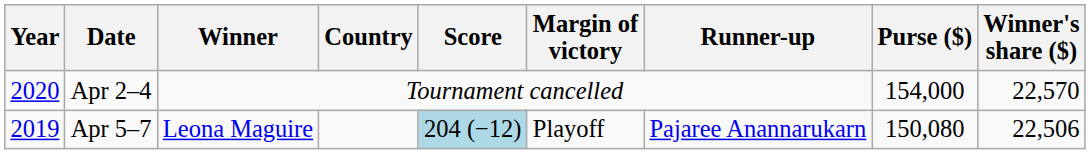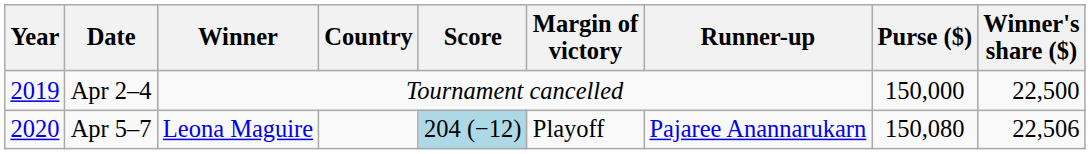(35, 90) 2020 -> (35, 90) 2019
(925, 90) 154,000 -> (925, 90) 150,000
(1046, 90) 22,570 -> (1046, 90) 22,500
(35, 129) 2019 -> (35, 129) 2020
